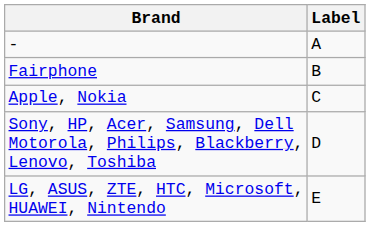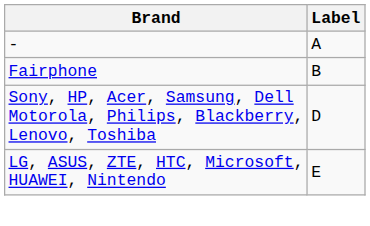- row: (68, 98)
